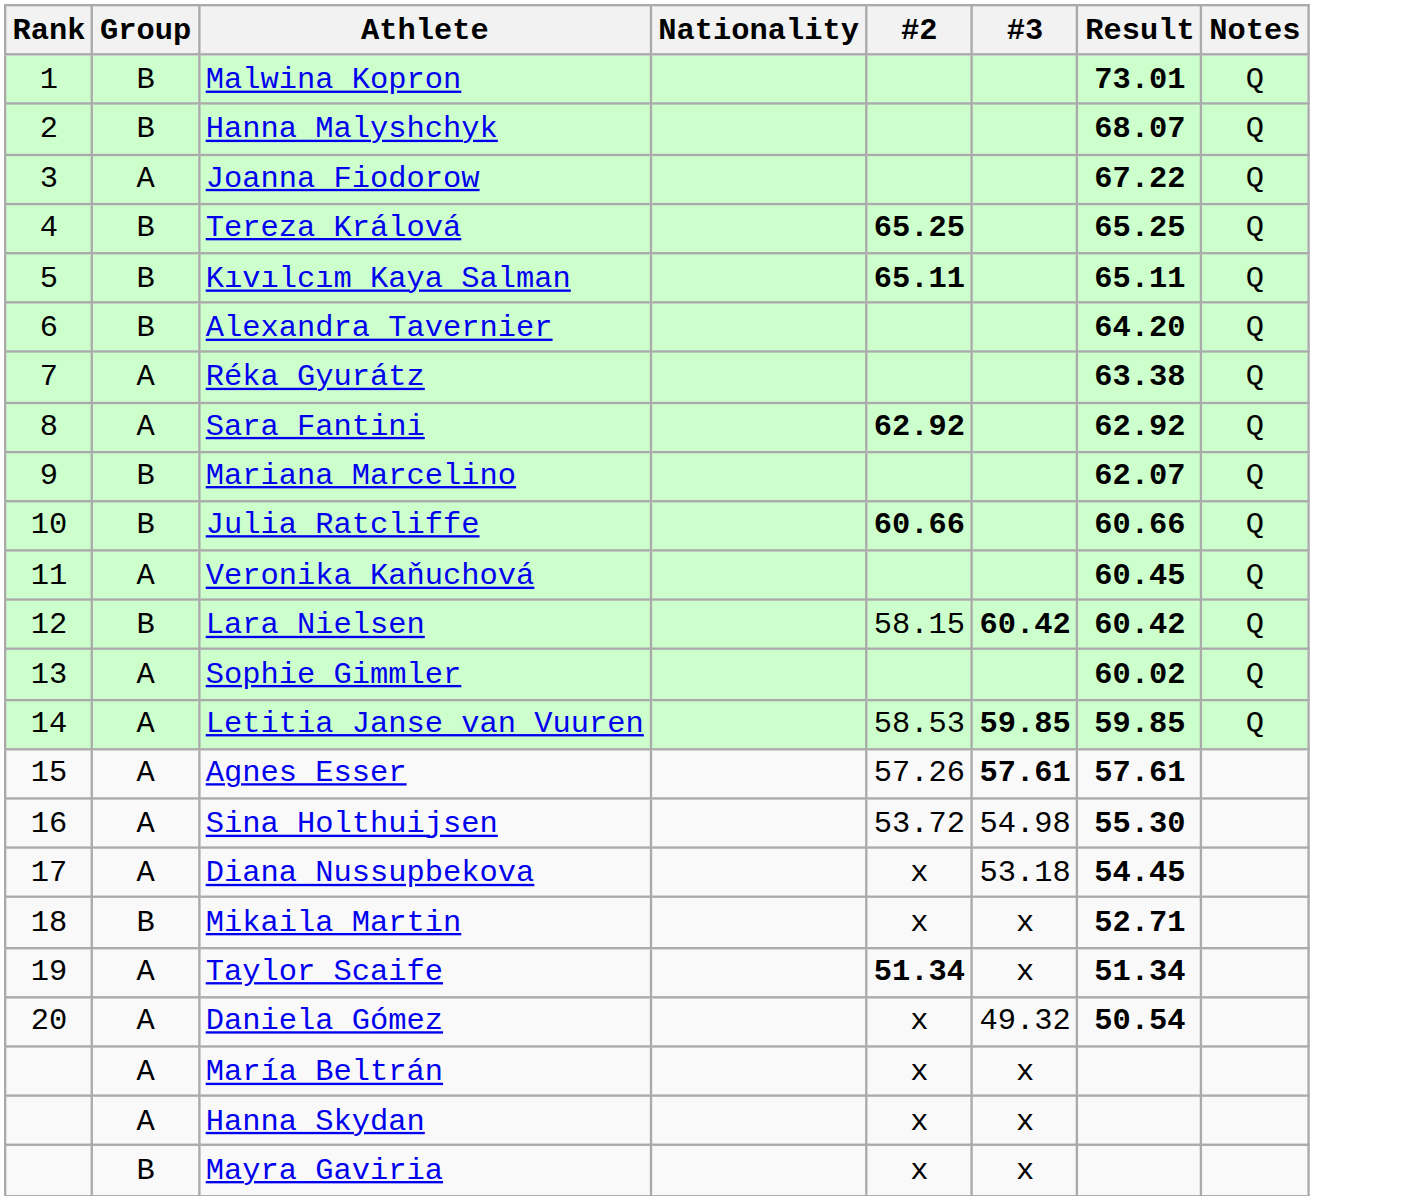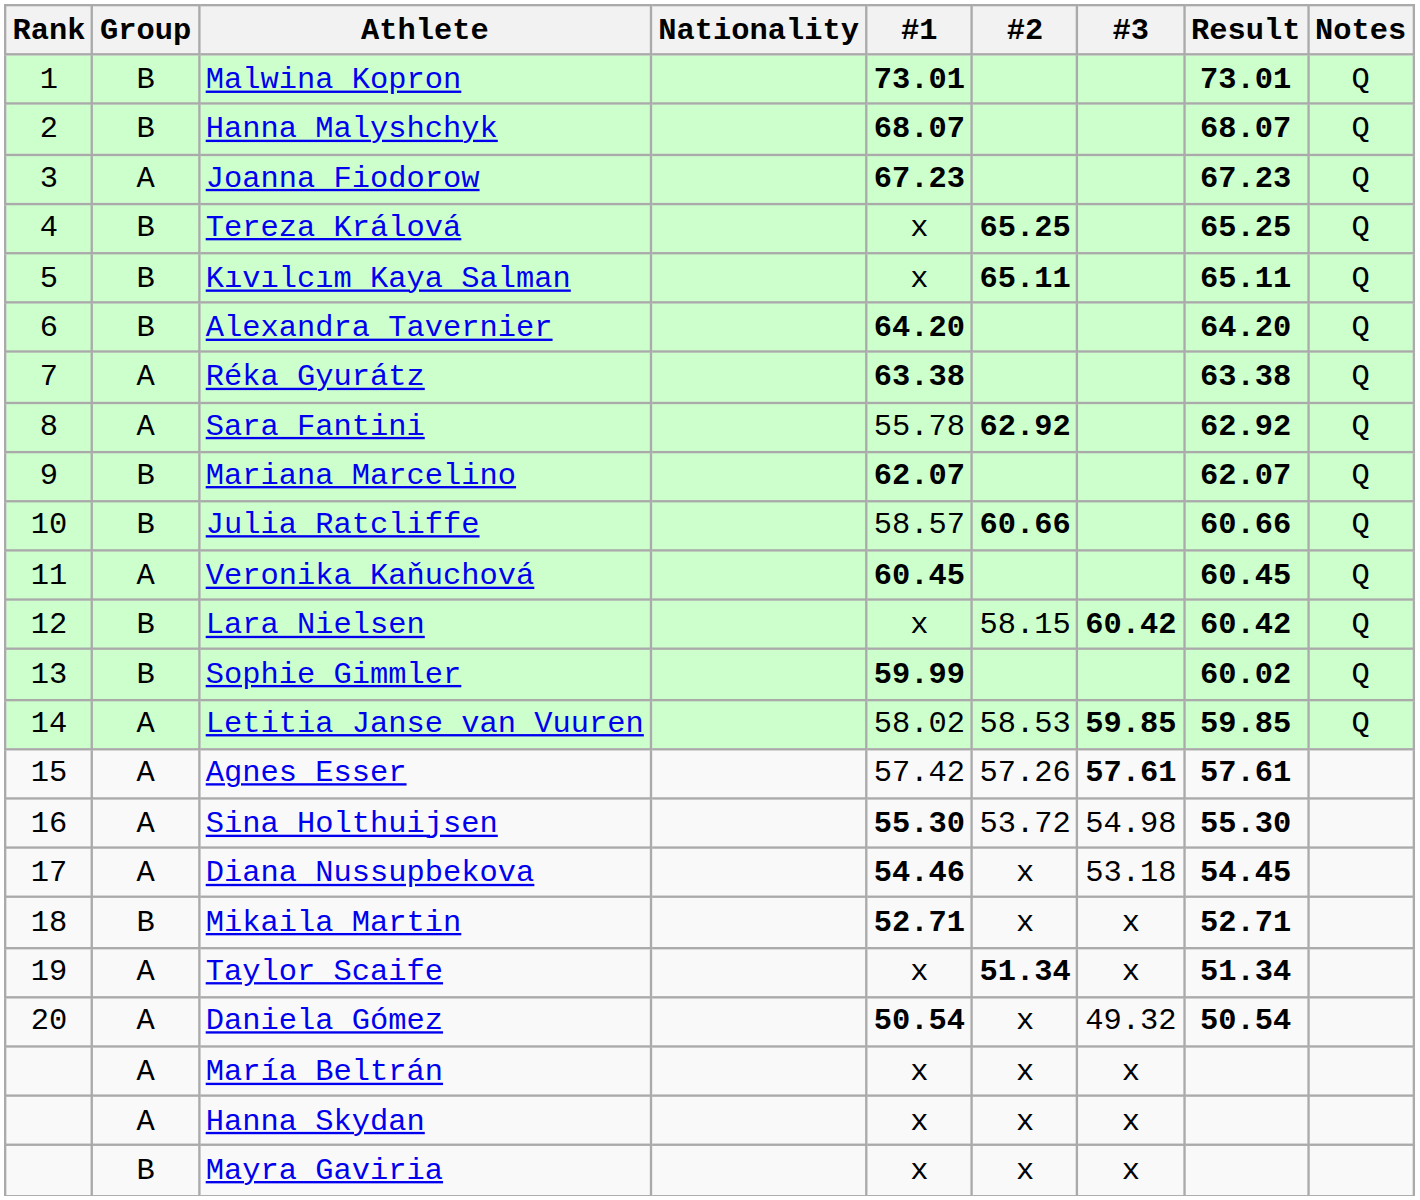+ column: (919, 30)
(1140, 179) 67.22 -> (1246, 179) 67.23
(146, 674) A -> (146, 674) B
